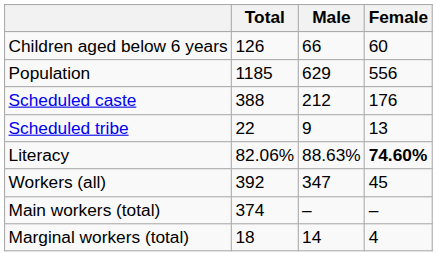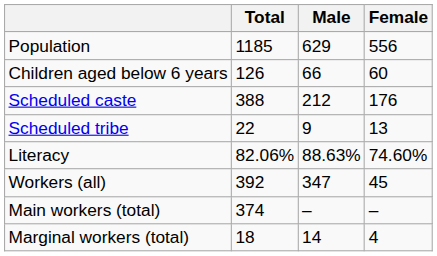rows swapped: (49, 73) <-> (118, 45)
(398, 155) bold -> (398, 155) normal
